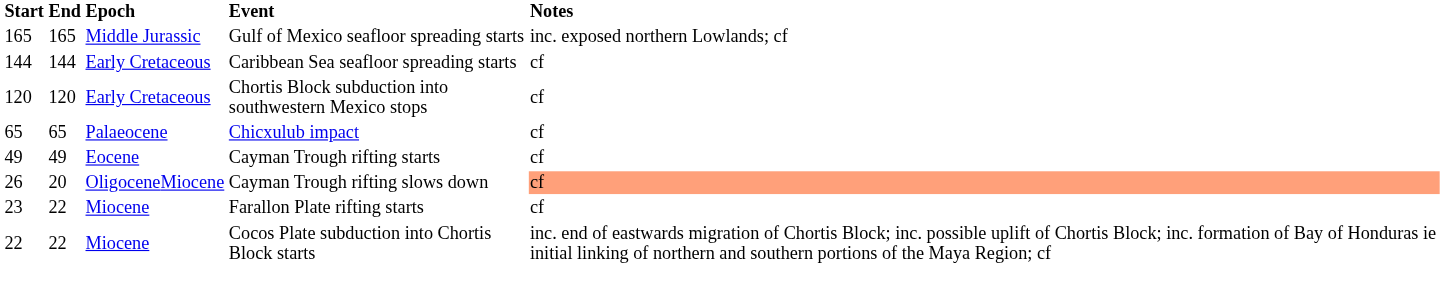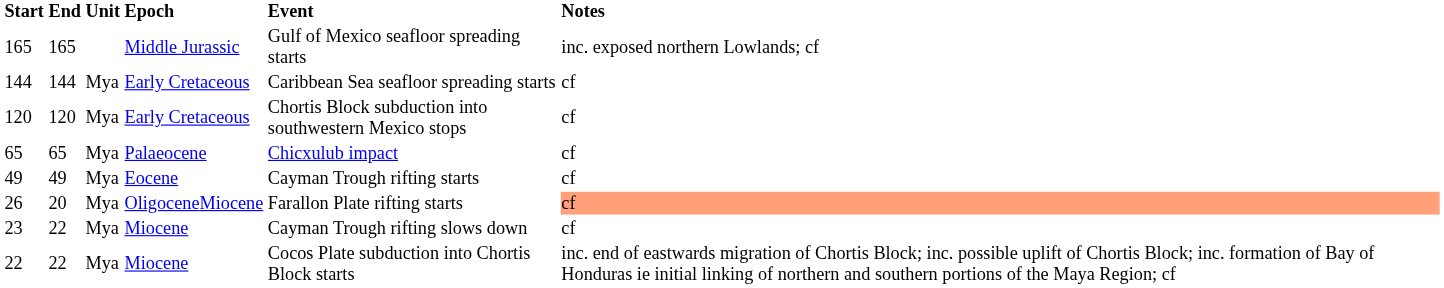+ column: (103, 11)
(359, 182) Cayman Trough rifting slows down -> (365, 203) Farallon Plate rifting starts
(326, 207) Farallon Plate rifting starts -> (398, 228) Cayman Trough rifting slows down
